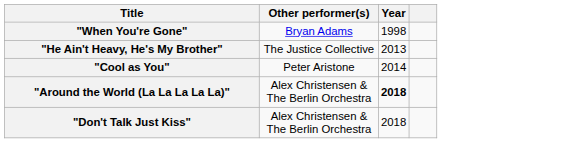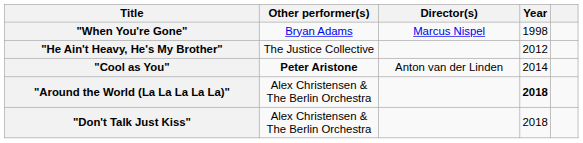+ column: (449, 13)
(394, 49) 2013 -> (535, 49) 2012
(319, 67) normal -> (319, 67) bold
